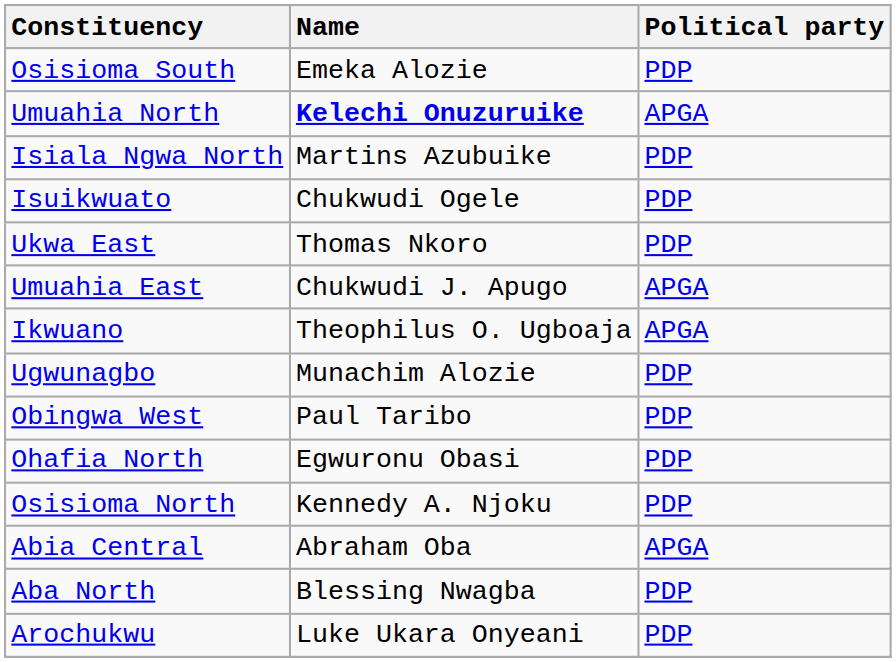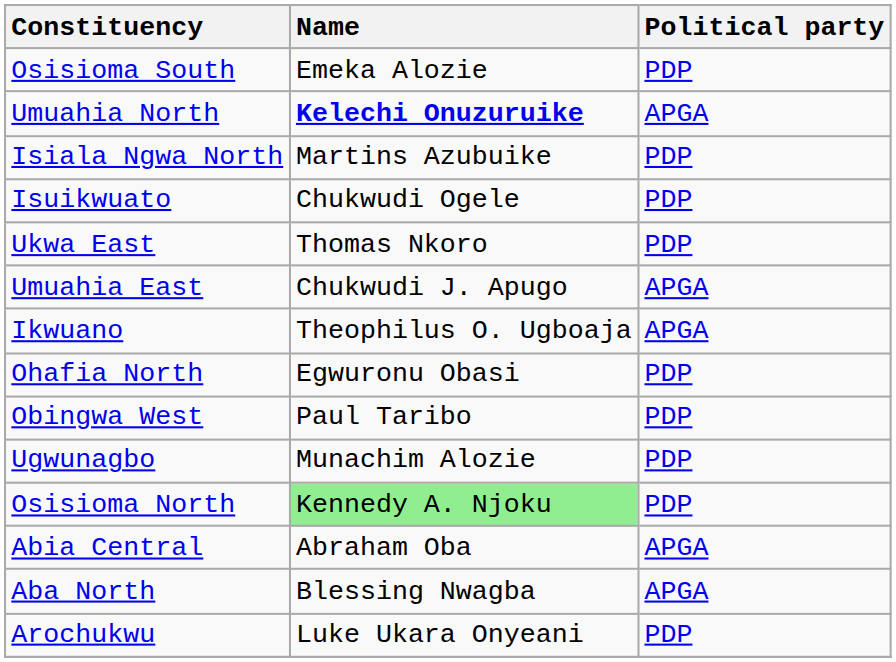rows swapped: (83, 374) <-> (107, 461)
(424, 505) no background -> (424, 505) lightgreen background
(668, 591) PDP -> (676, 591) APGA
